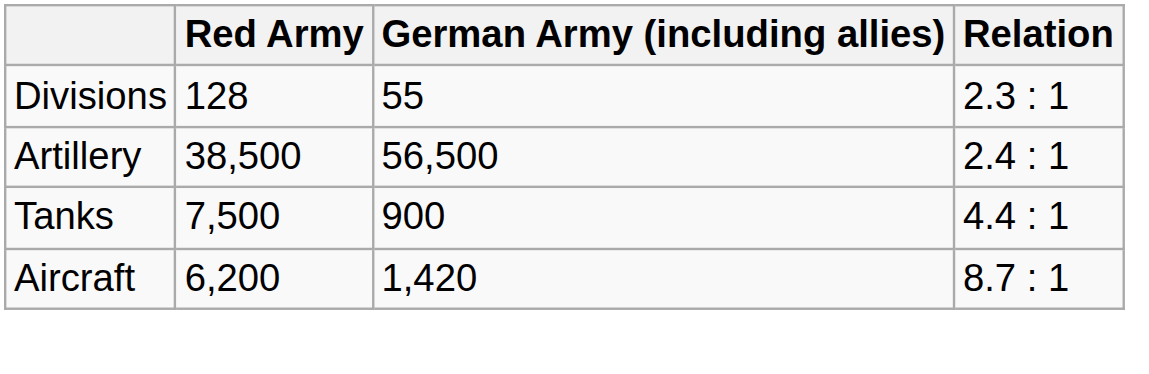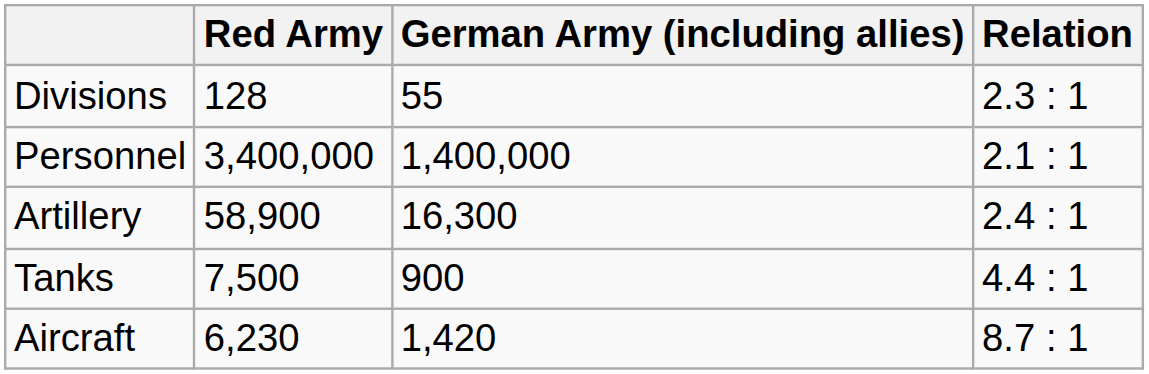+ row: (100, 156)
(243, 156) 38,500 -> (262, 216) 58,900
(440, 156) 56,500 -> (459, 216) 16,300
(232, 277) 6,200 -> (252, 338) 6,230
